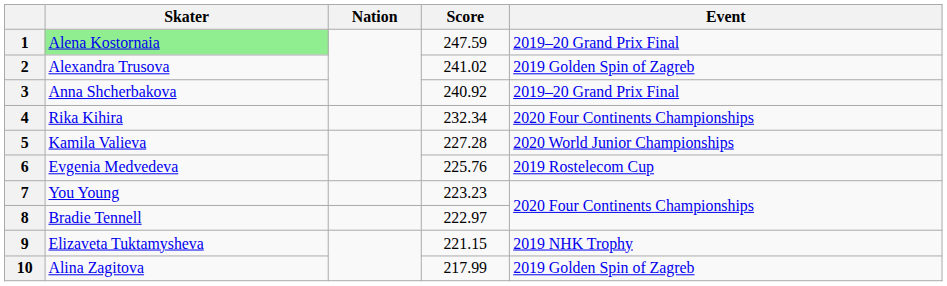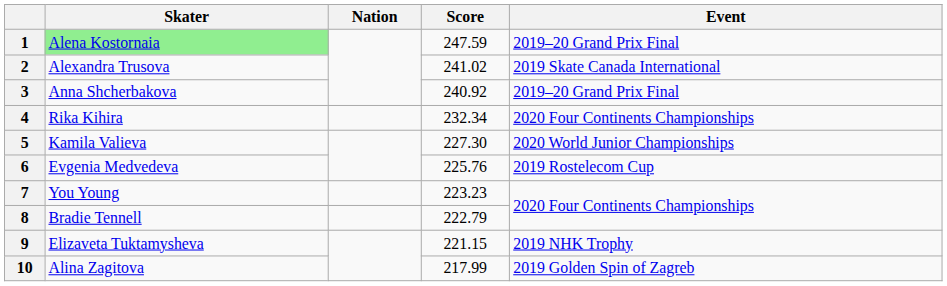(604, 67) 2019 Golden Spin of Zagreb -> (617, 67) 2019 Skate Canada International
(465, 142) 227.28 -> (465, 142) 227.30
(465, 218) 222.97 -> (465, 218) 222.79
